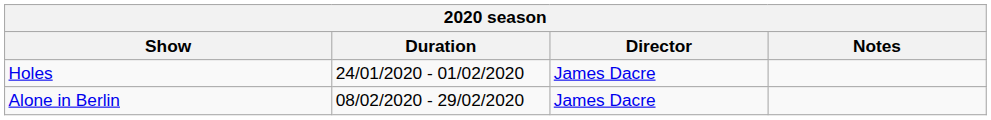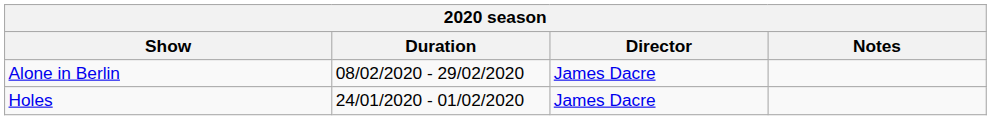rows swapped: (31, 73) <-> (64, 100)
